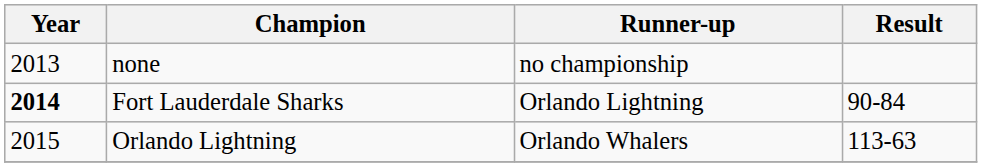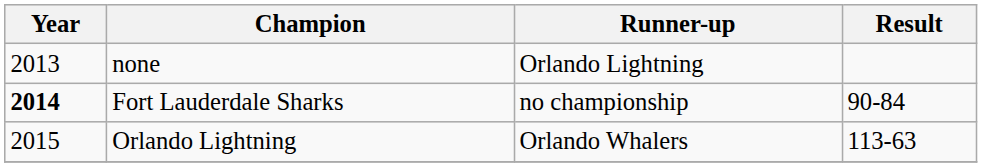(604, 63) no championship -> (611, 63) Orlando Lightning
(611, 102) Orlando Lightning -> (604, 102) no championship
